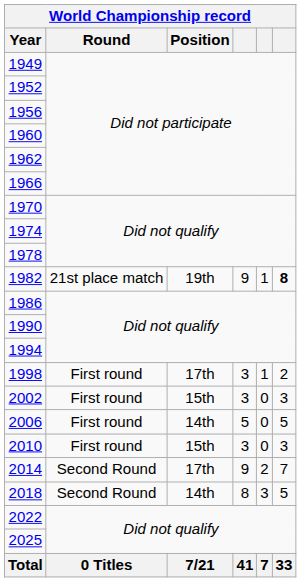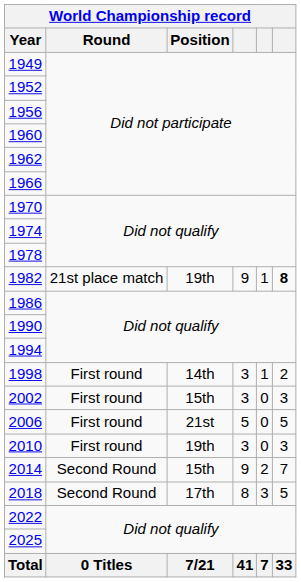(200, 374) 17th -> (200, 374) 14th
(200, 421) 14th -> (200, 421) 21st
(200, 445) 15th -> (200, 445) 19th
(200, 469) 17th -> (200, 469) 15th
(200, 493) 14th -> (200, 493) 17th
